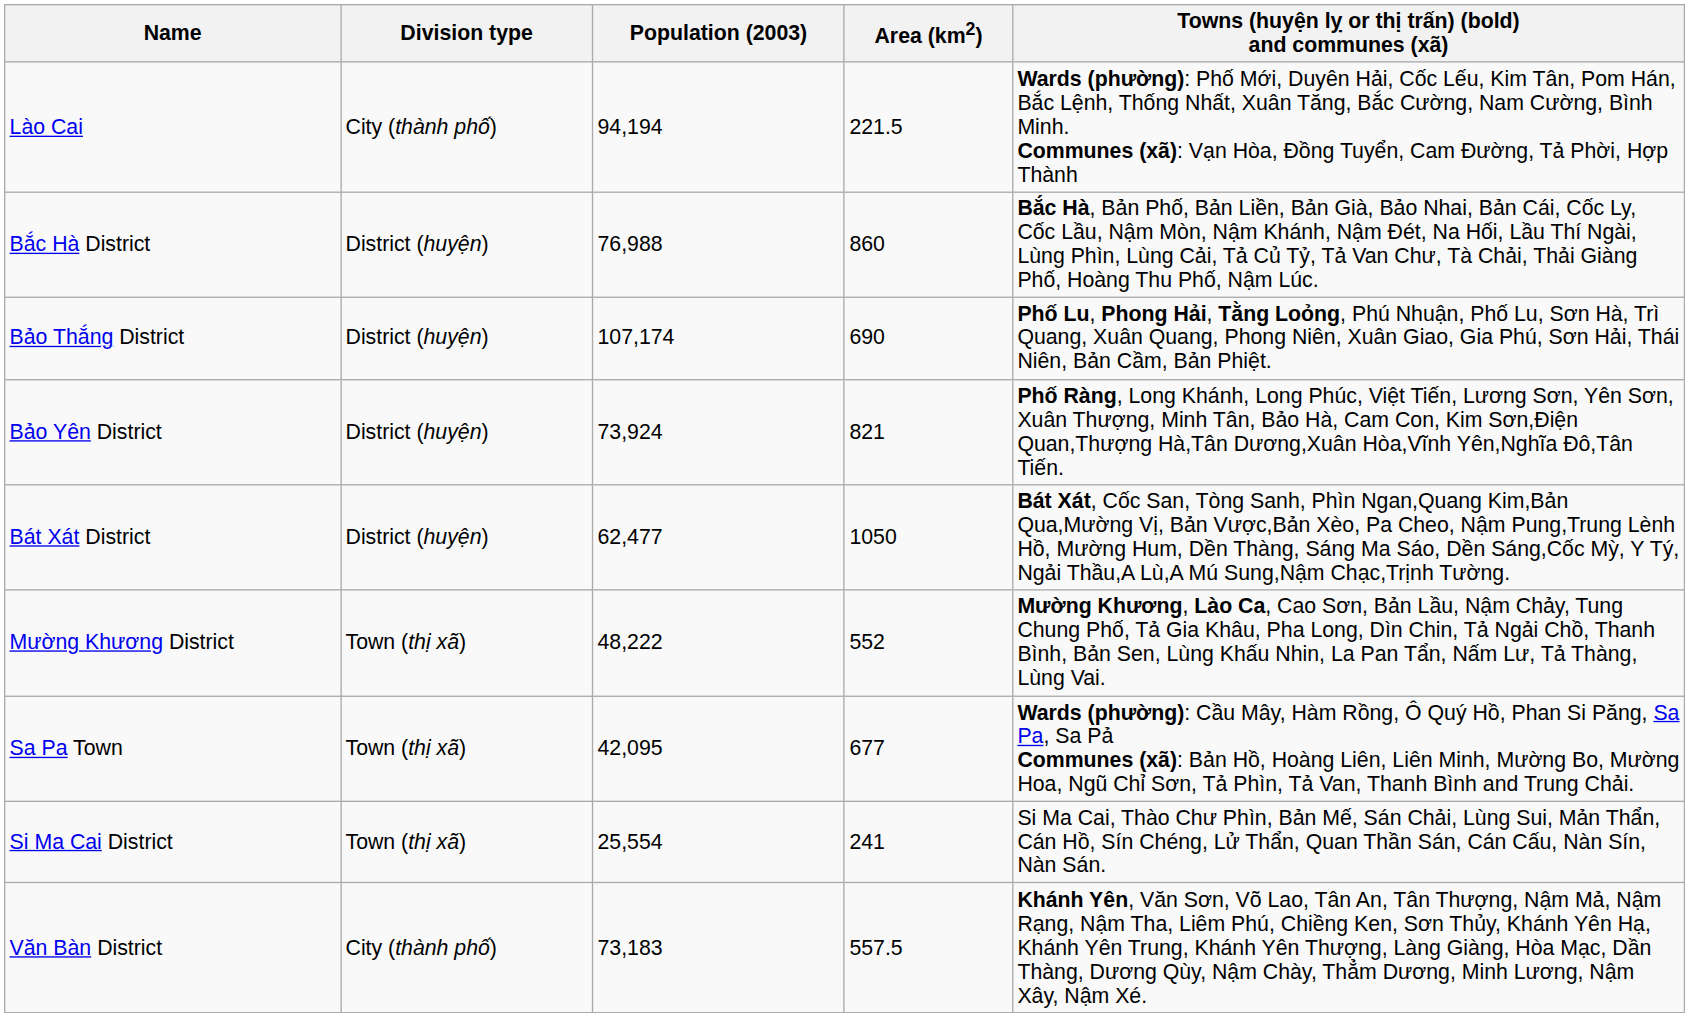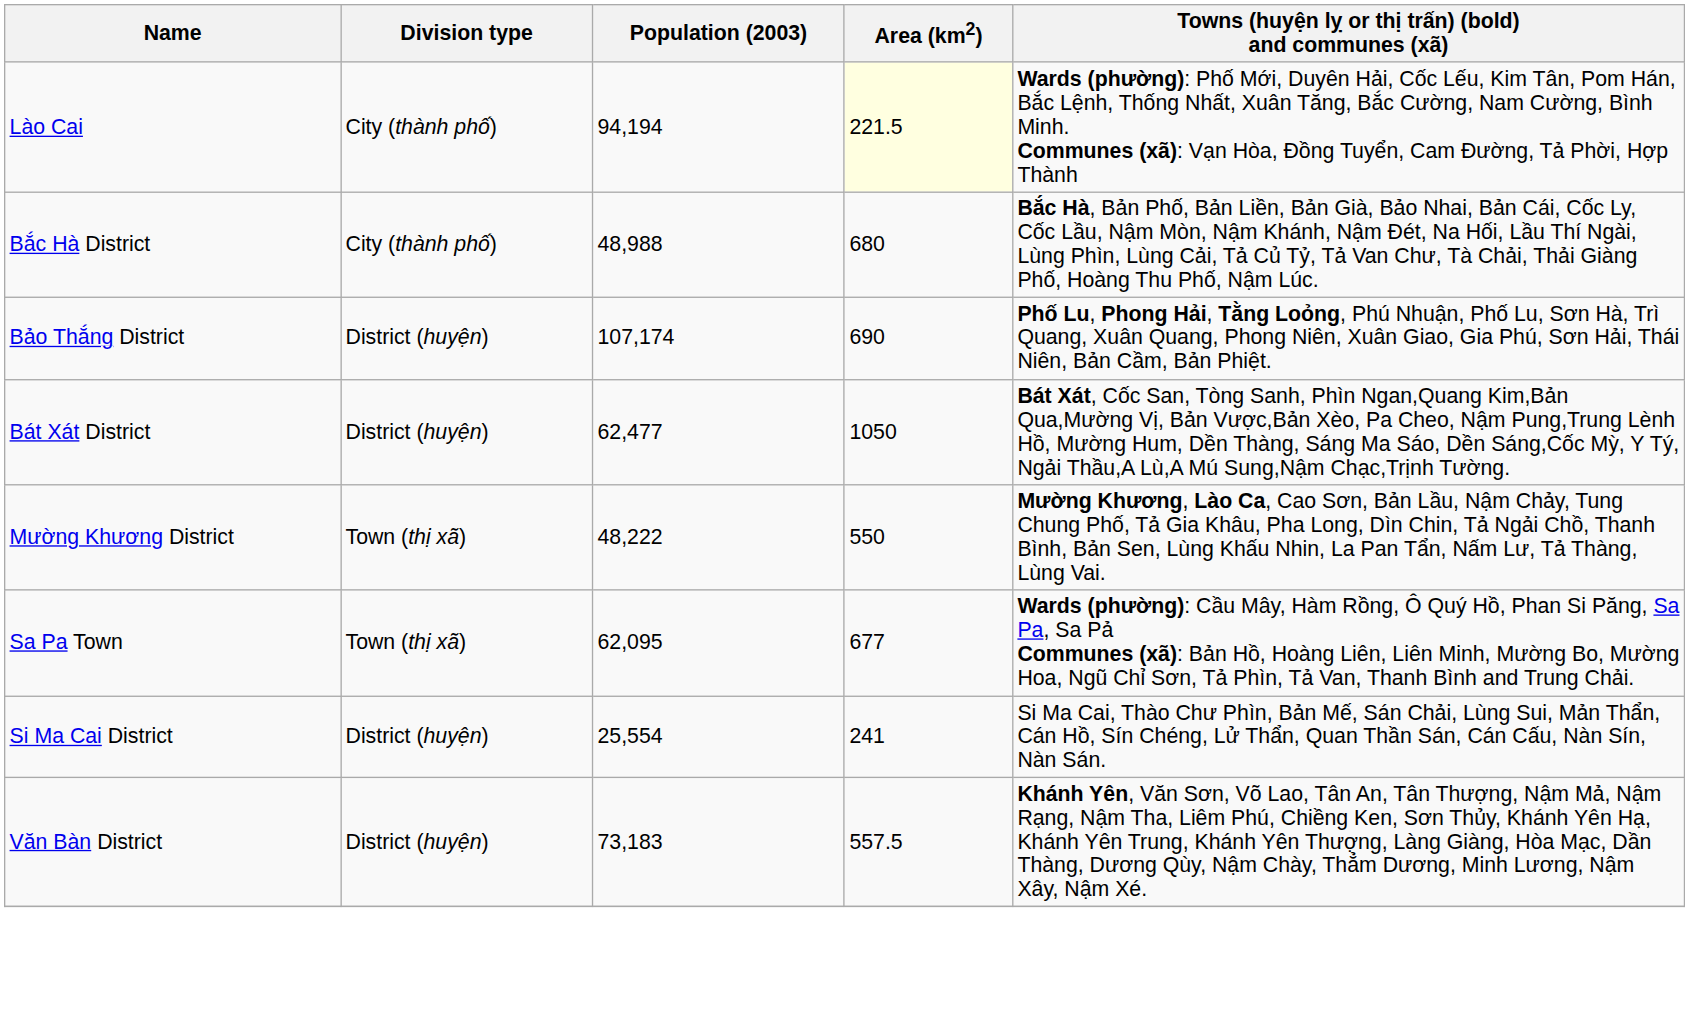(876, 126) no background -> (876, 126) lightyellow background
(417, 244) District (huyện) -> (421, 244) City (thành phố)
(630, 244) 76,988 -> (630, 244) 48,988
(867, 244) 860 -> (867, 244) 680
- row: (86, 431)
(867, 642) 552 -> (867, 537) 550
(630, 748) 42,095 -> (630, 642) 62,095
(406, 841) Town (thị xã) -> (417, 736) District (huyện)
(421, 947) City (thành phố) -> (417, 841) District (huyện)
